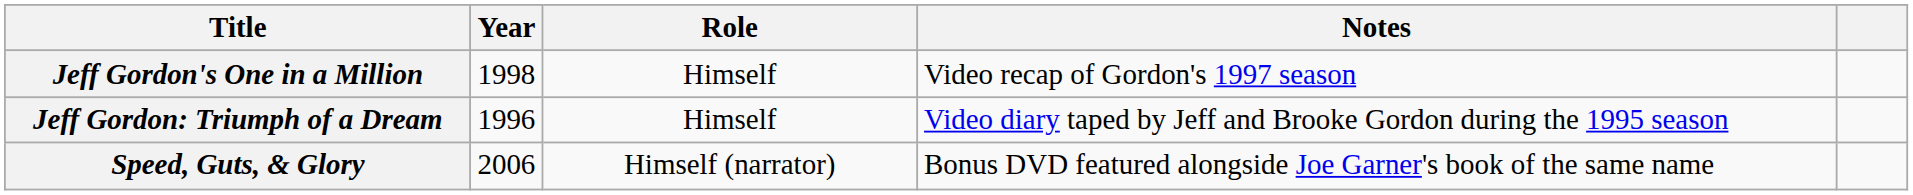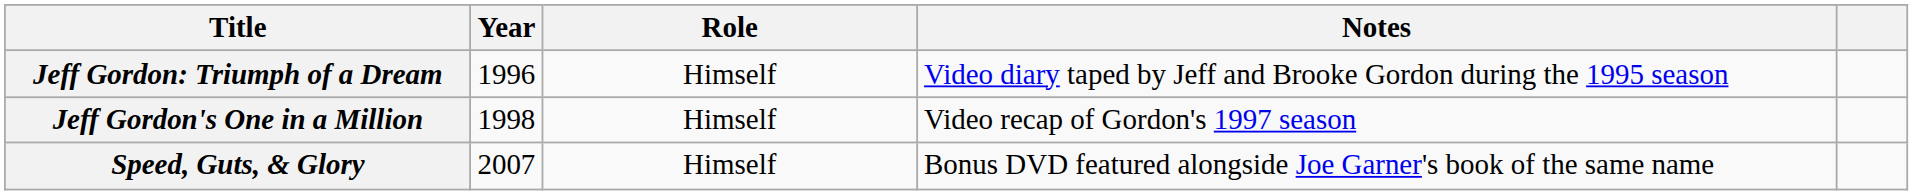rows swapped: (238, 119) <-> (238, 73)
(506, 165) 2006 -> (506, 165) 2007
(730, 165) Himself (narrator) -> (730, 165) Himself
